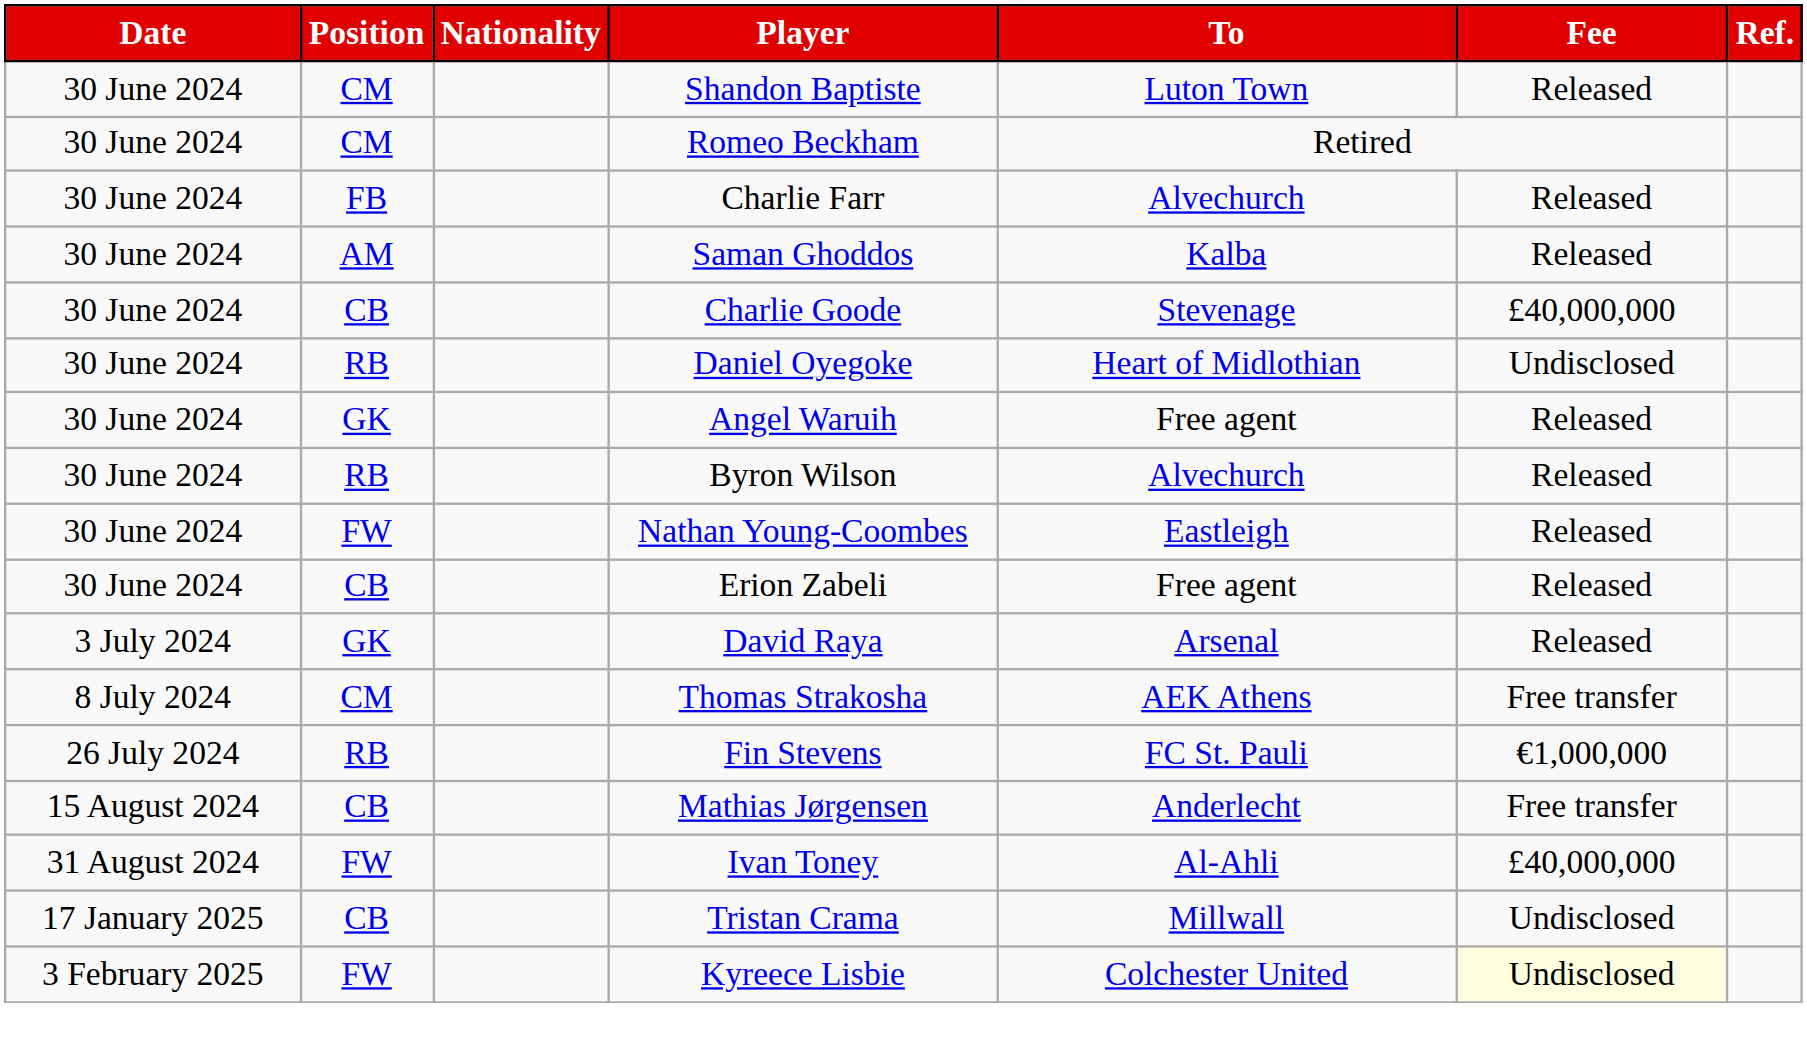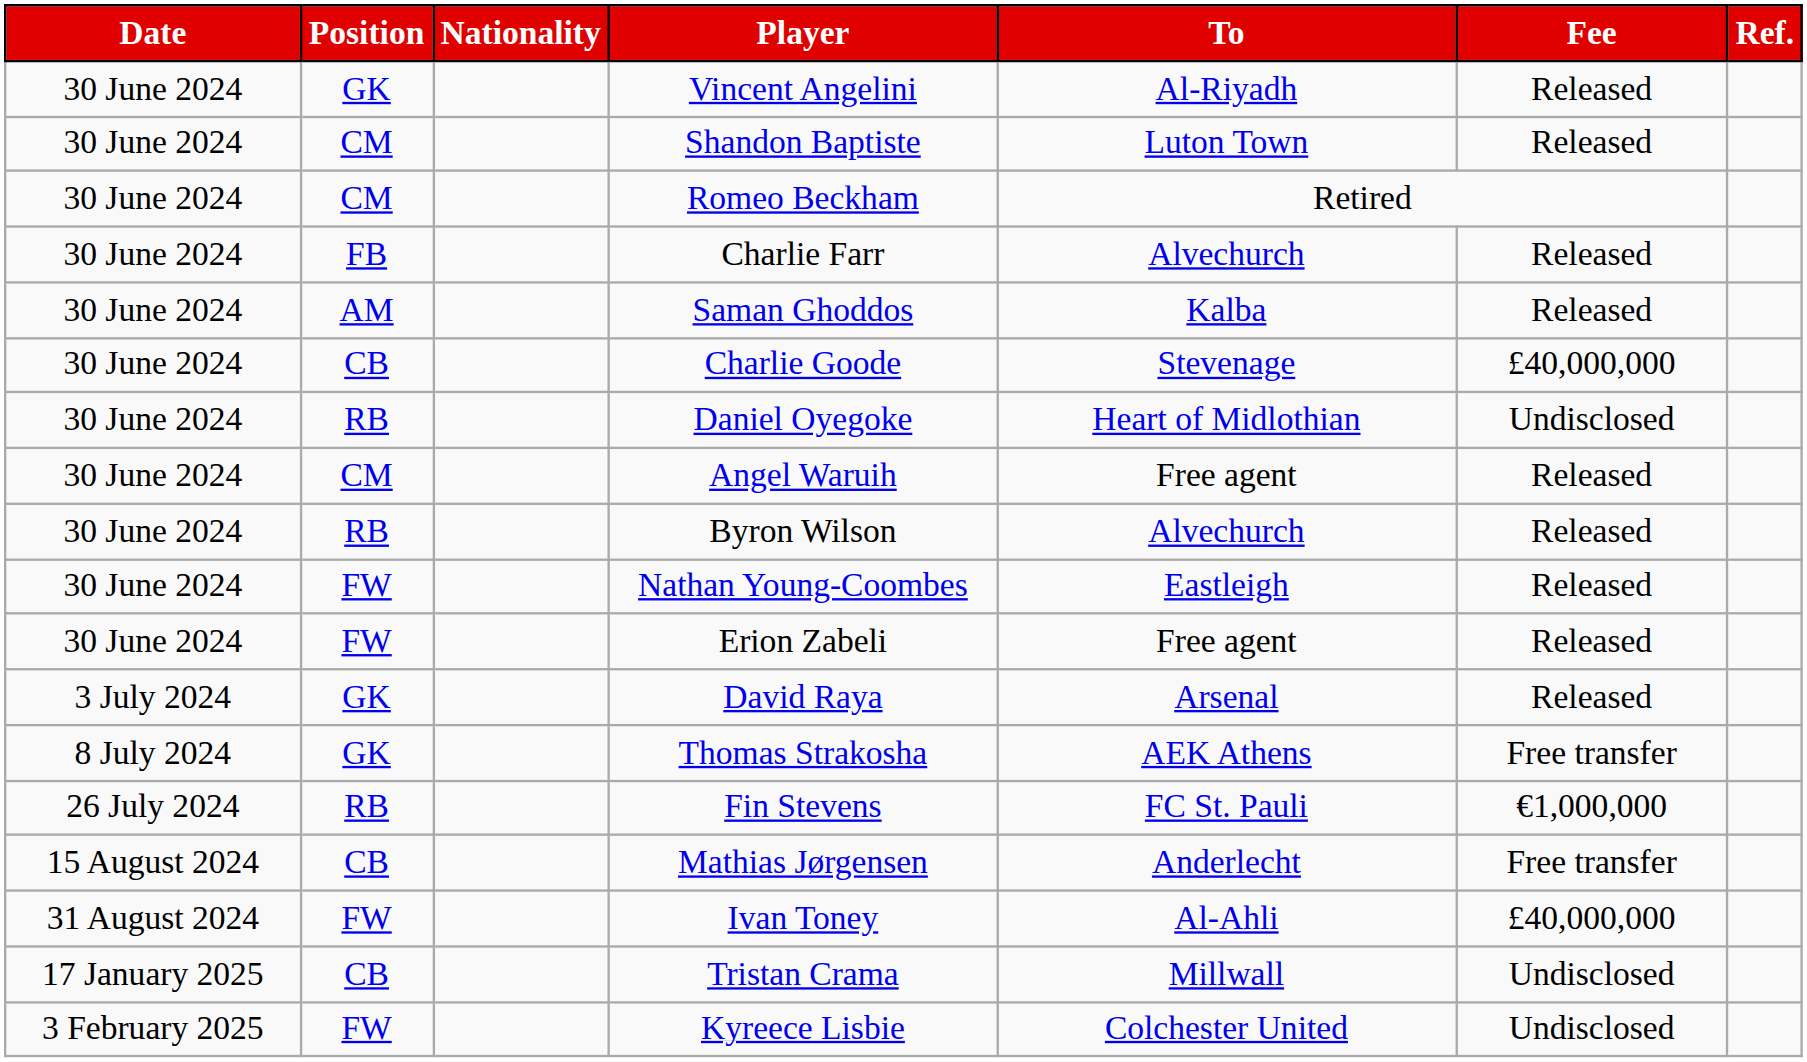+ row: (803, 87)
(367, 419) GK -> (367, 475) CM
(367, 585) CB -> (367, 641) FW
(367, 696) CM -> (367, 751) GK
(1592, 973) lightyellow background -> (1592, 1028) no background
